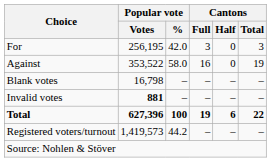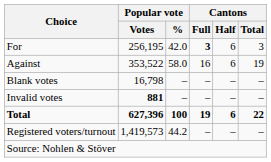(208, 47) normal -> (208, 47) bold
(233, 47) 0 -> (233, 47) 6
(233, 64) 0 -> (233, 64) 6
